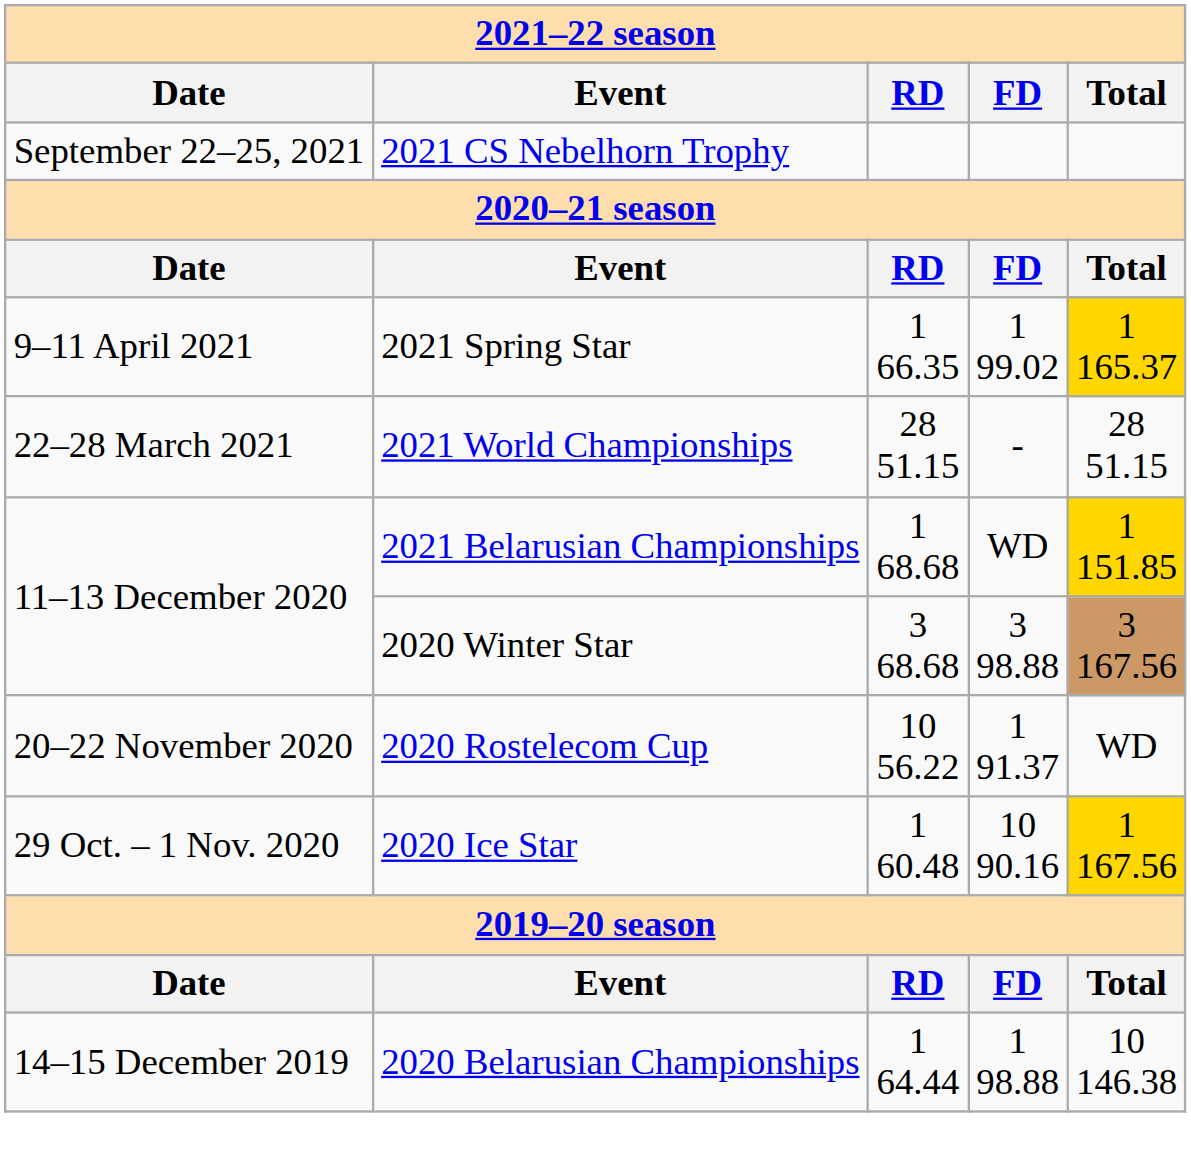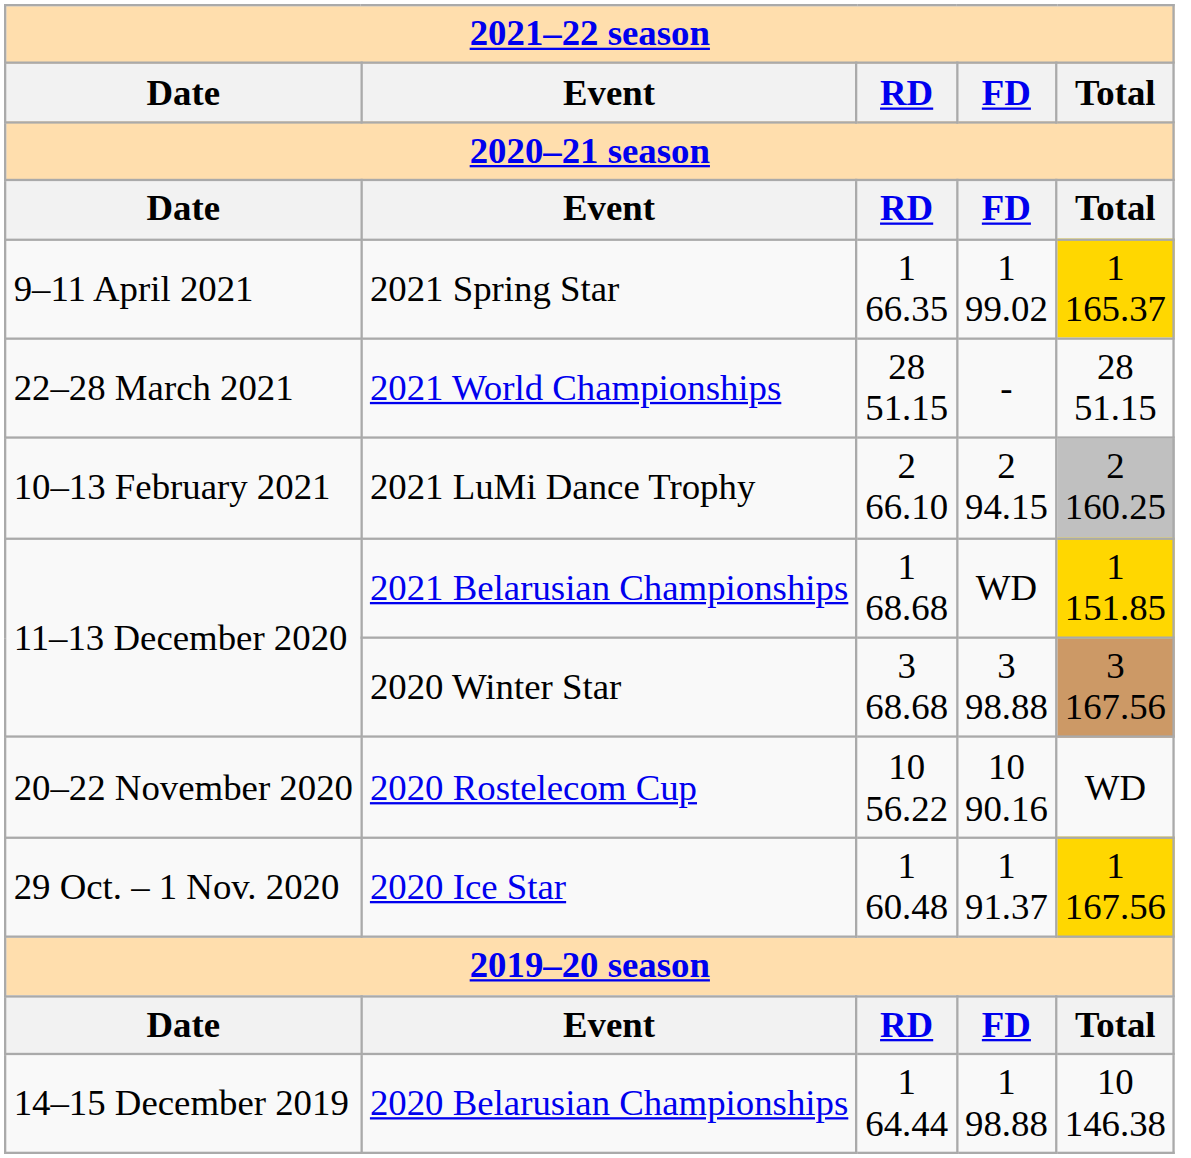- row: (585, 150)
+ row: (563, 487)
(1018, 745) 1 91.37 -> (1006, 786) 10 90.16
(1018, 845) 10 90.16 -> (1006, 886) 1 91.37
